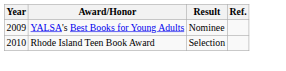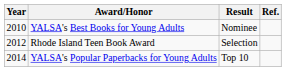(16, 27) 2009 -> (16, 27) 2010
(16, 43) 2010 -> (16, 43) 2012
+ row: (124, 58)
